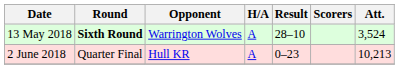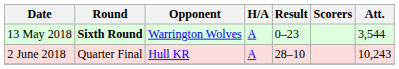(290, 34) 28–10 -> (287, 34) 0–23
(372, 34) 3,524 -> (372, 34) 3,544
(287, 54) 0–23 -> (290, 54) 28–10
(375, 54) 10,213 -> (375, 54) 10,243
